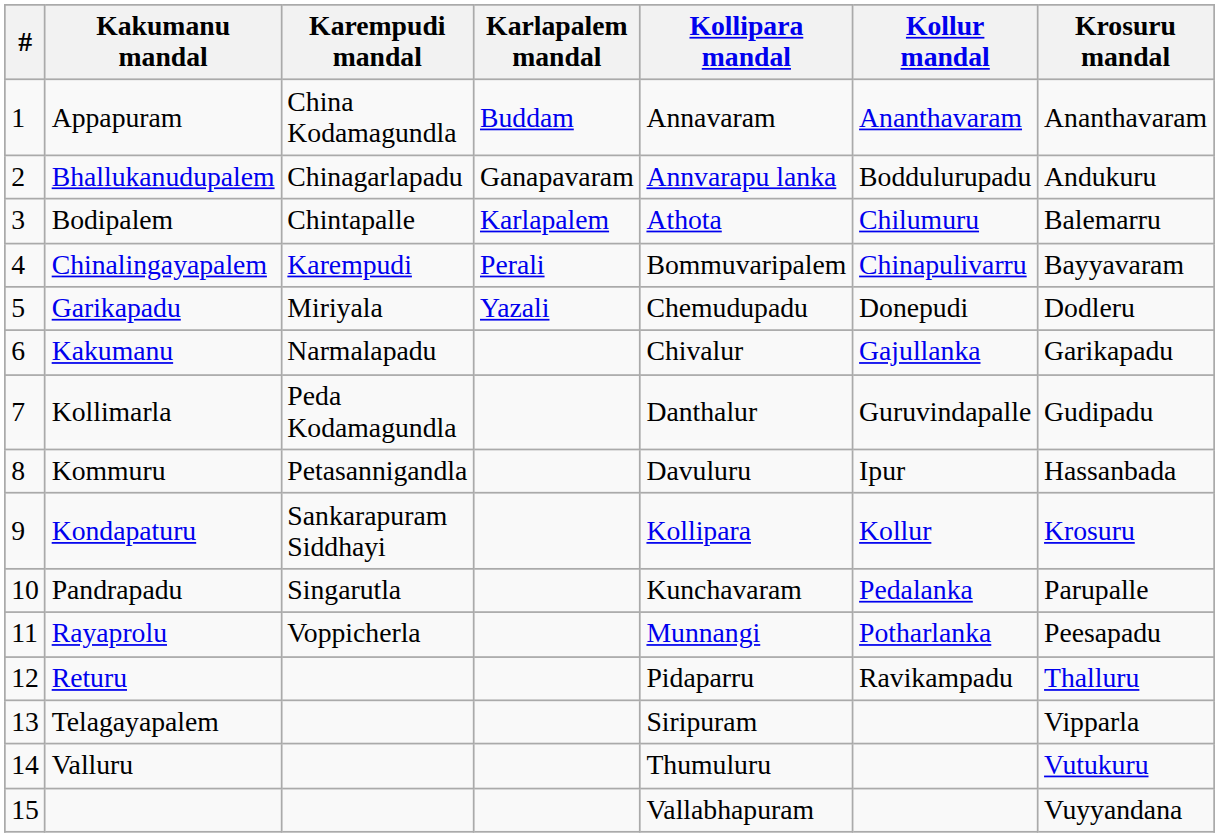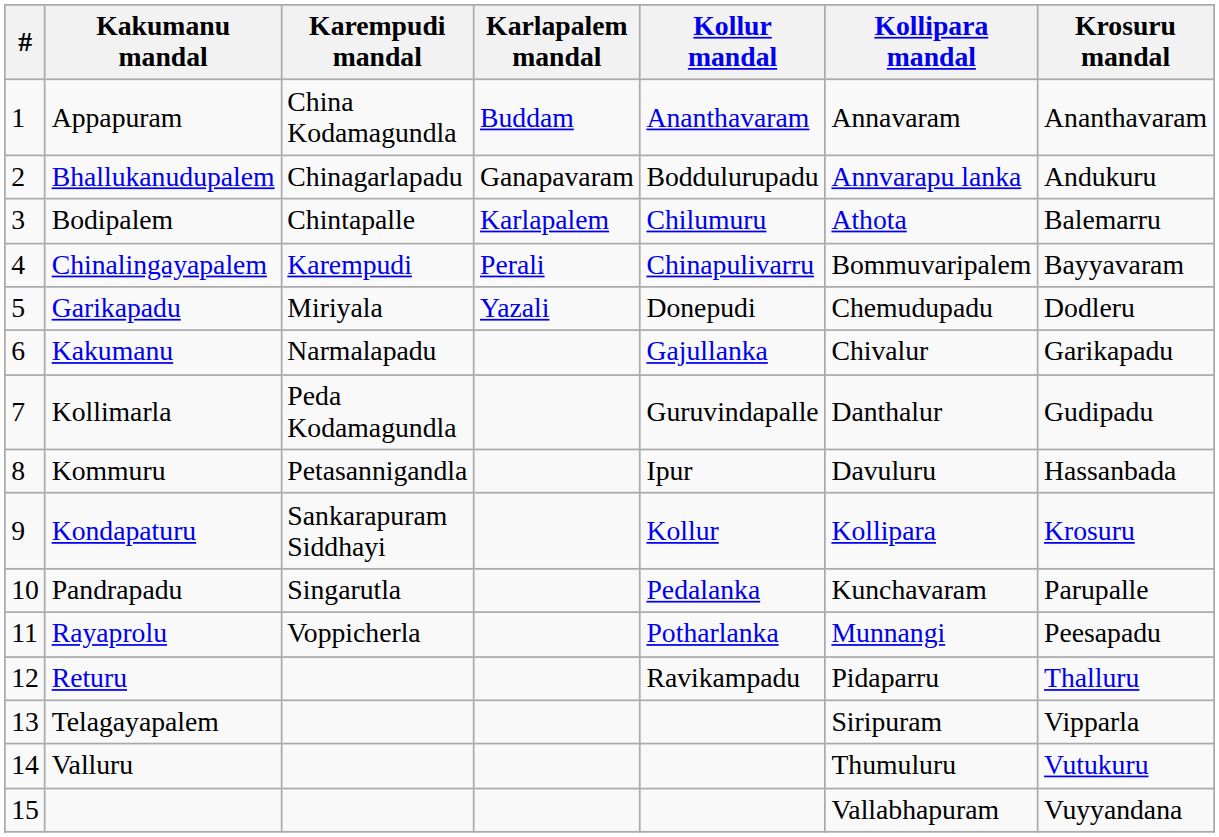columns swapped: (746, 42) <-> (945, 42)
